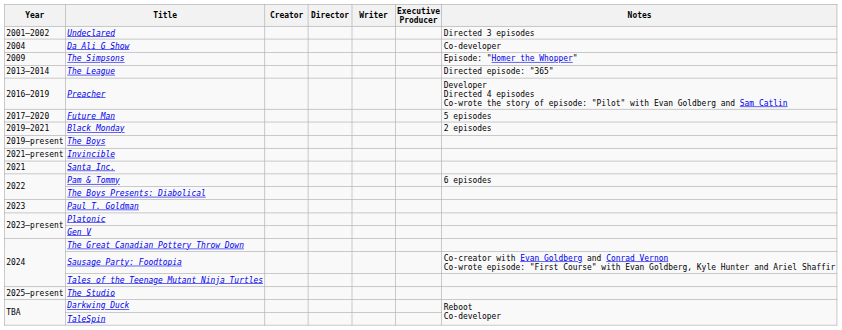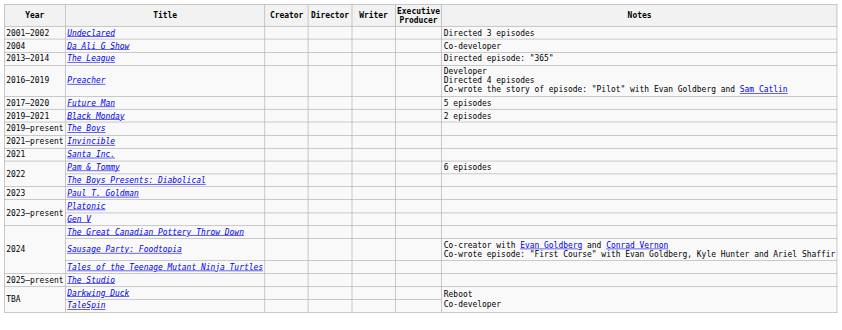- row: (96, 59)
